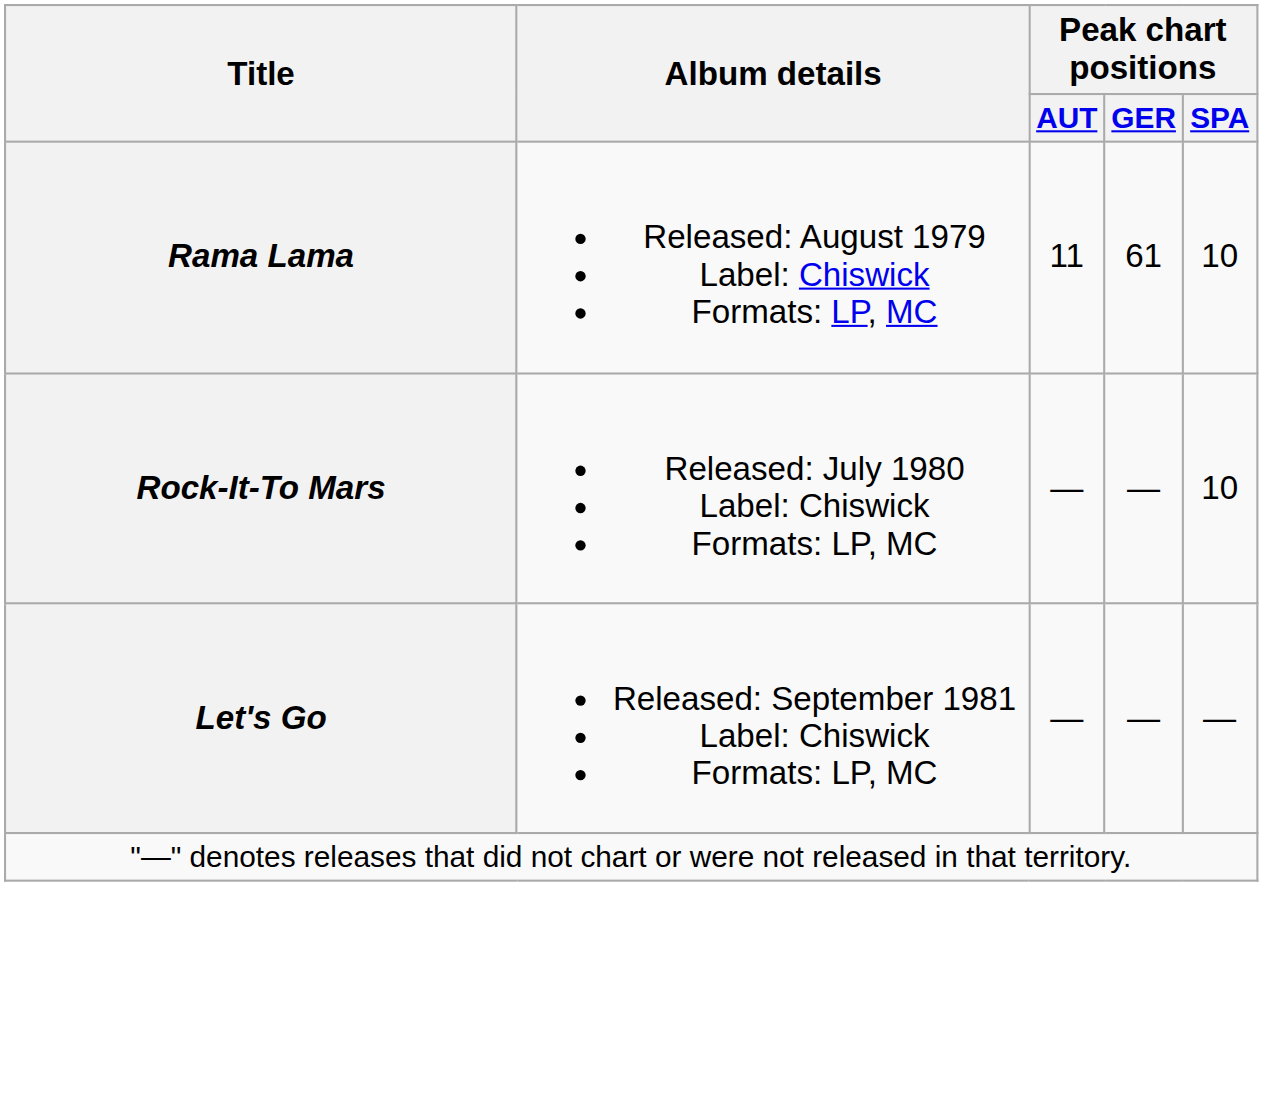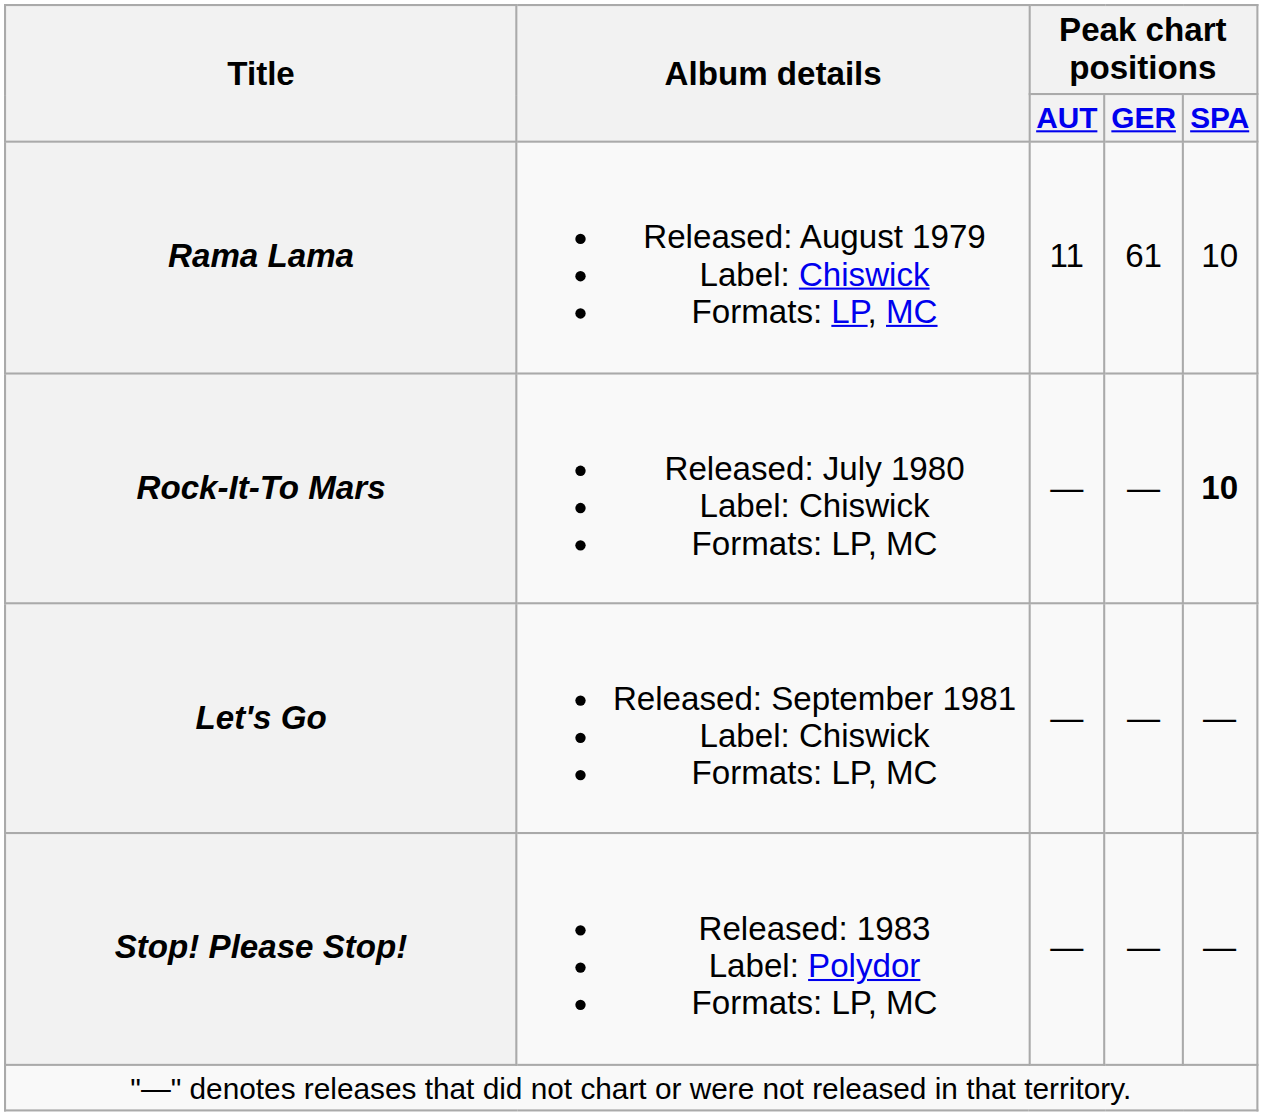(1220, 487) normal -> (1220, 487) bold
+ row: (261, 948)
